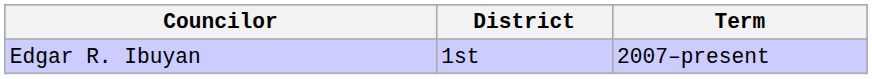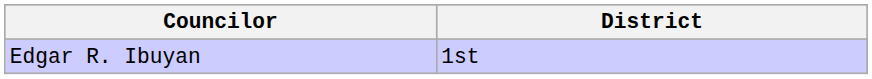- column: (740, 22)
